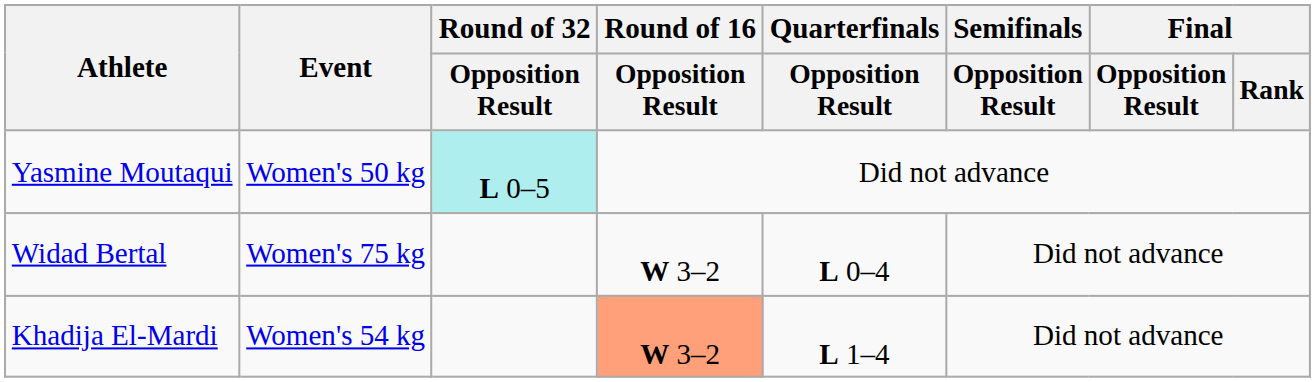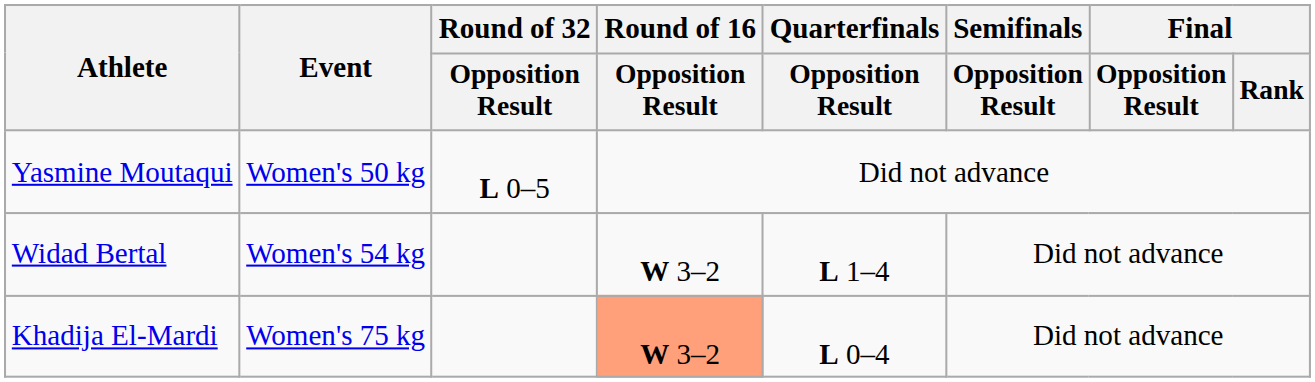(515, 188) paleturquoise background -> (515, 188) no background
(336, 254) Women's 75 kg -> (336, 254) Women's 54 kg
(854, 271) L 0–4 -> (854, 271) L 1–4
(336, 336) Women's 54 kg -> (336, 336) Women's 75 kg
(854, 353) L 1–4 -> (854, 353) L 0–4
